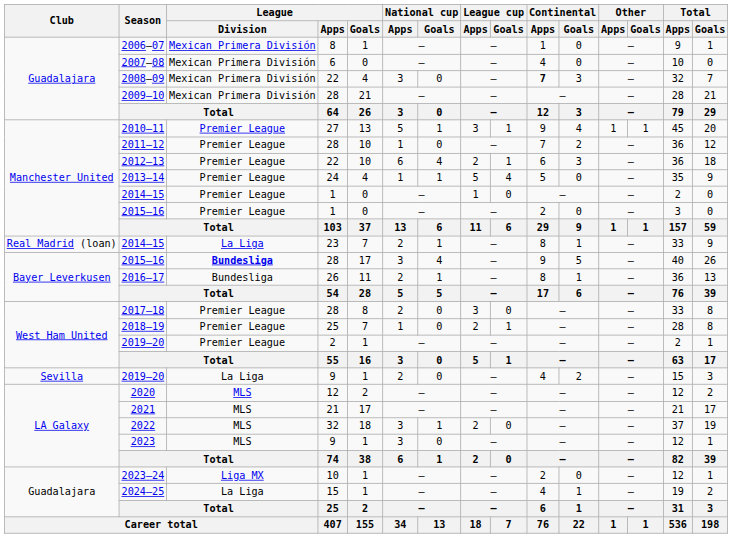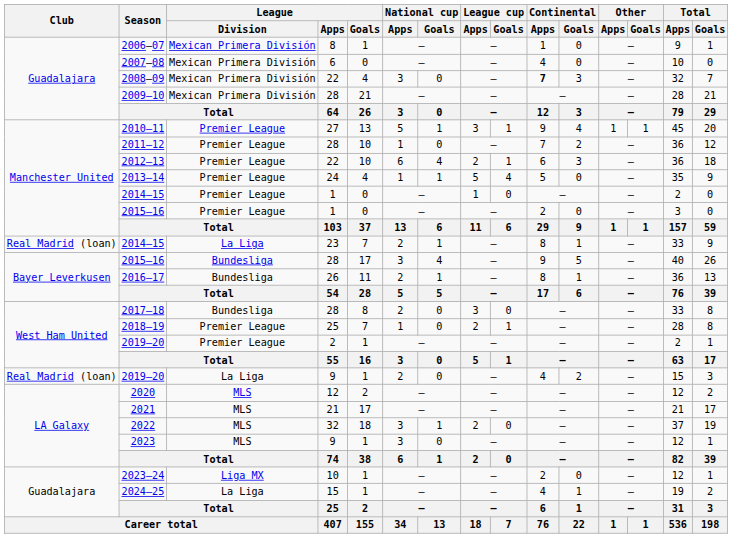(242, 261) bold -> (242, 261) normal
(242, 310) Premier League -> (242, 310) Bundesliga
(62, 376) Sevilla -> (62, 376) Real Madrid (loan)
